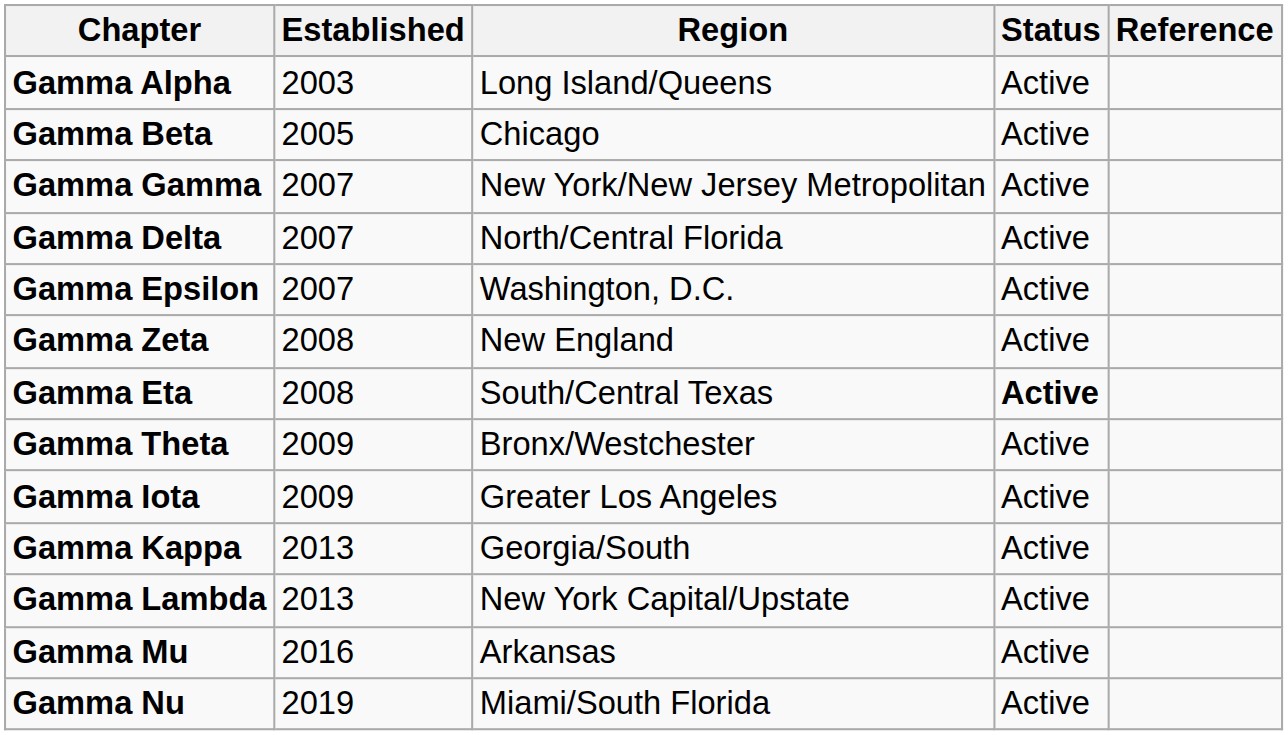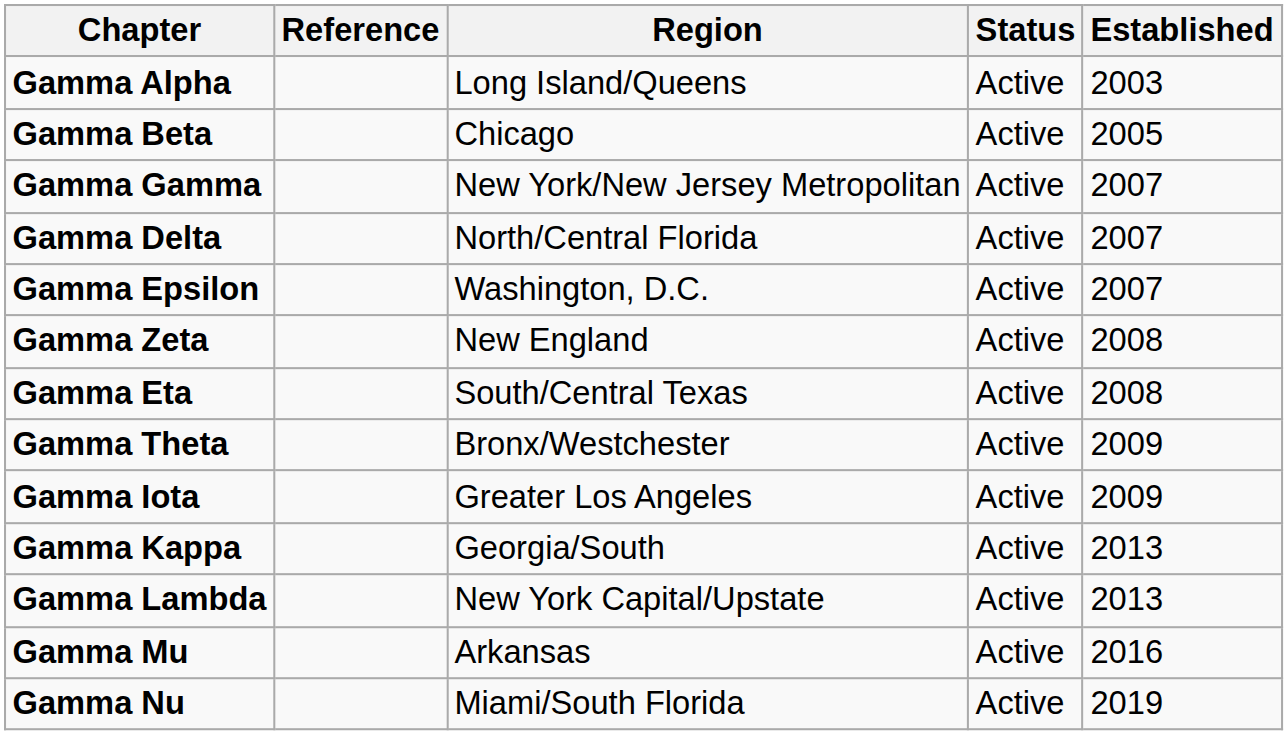columns swapped: (373, 30) <-> (1195, 30)
(1050, 392) bold -> (1020, 392) normal
